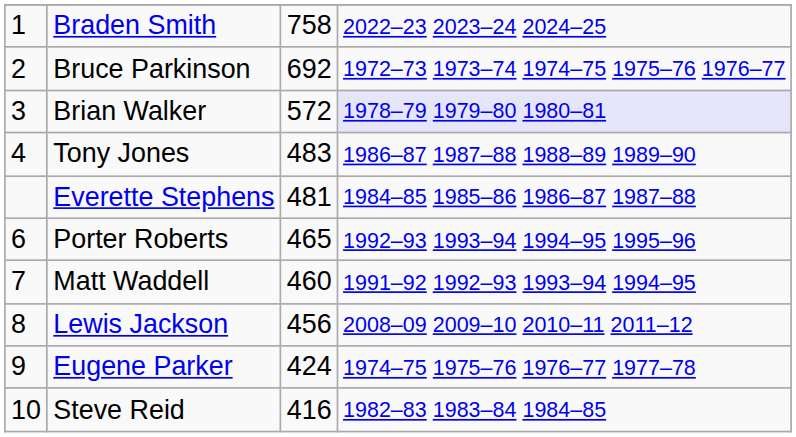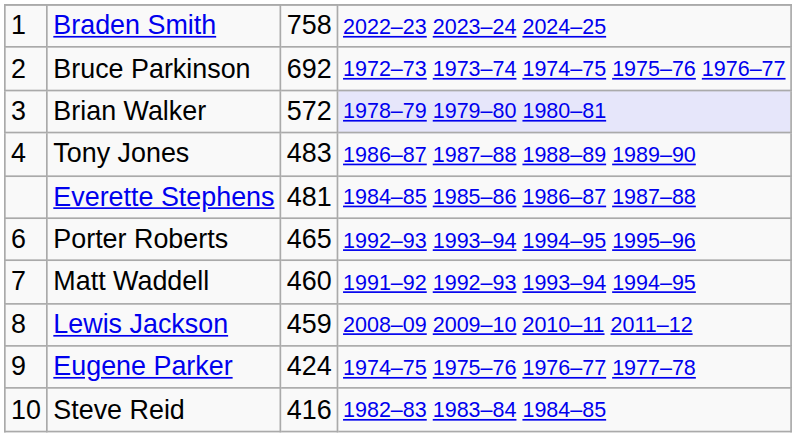(309, 324) 456 -> (309, 324) 459
